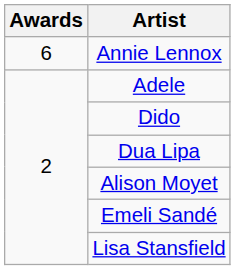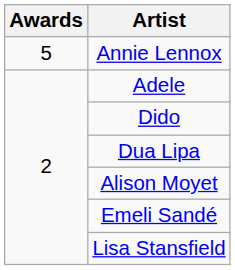(46, 53) 6 -> (46, 53) 5
